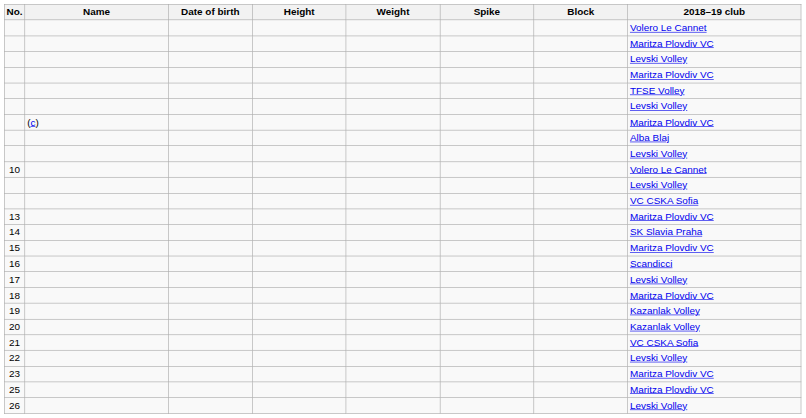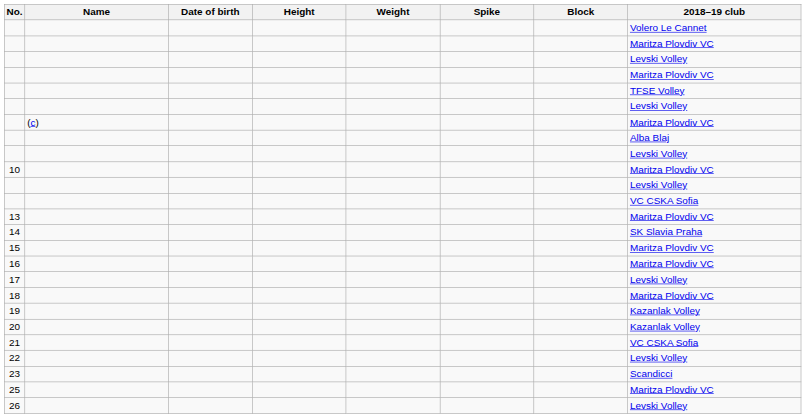(668, 169) Volero Le Cannet -> (672, 169) Maritza Plovdiv VC
(651, 264) Scandicci -> (672, 264) Maritza Plovdiv VC
(672, 374) Maritza Plovdiv VC -> (651, 374) Scandicci
